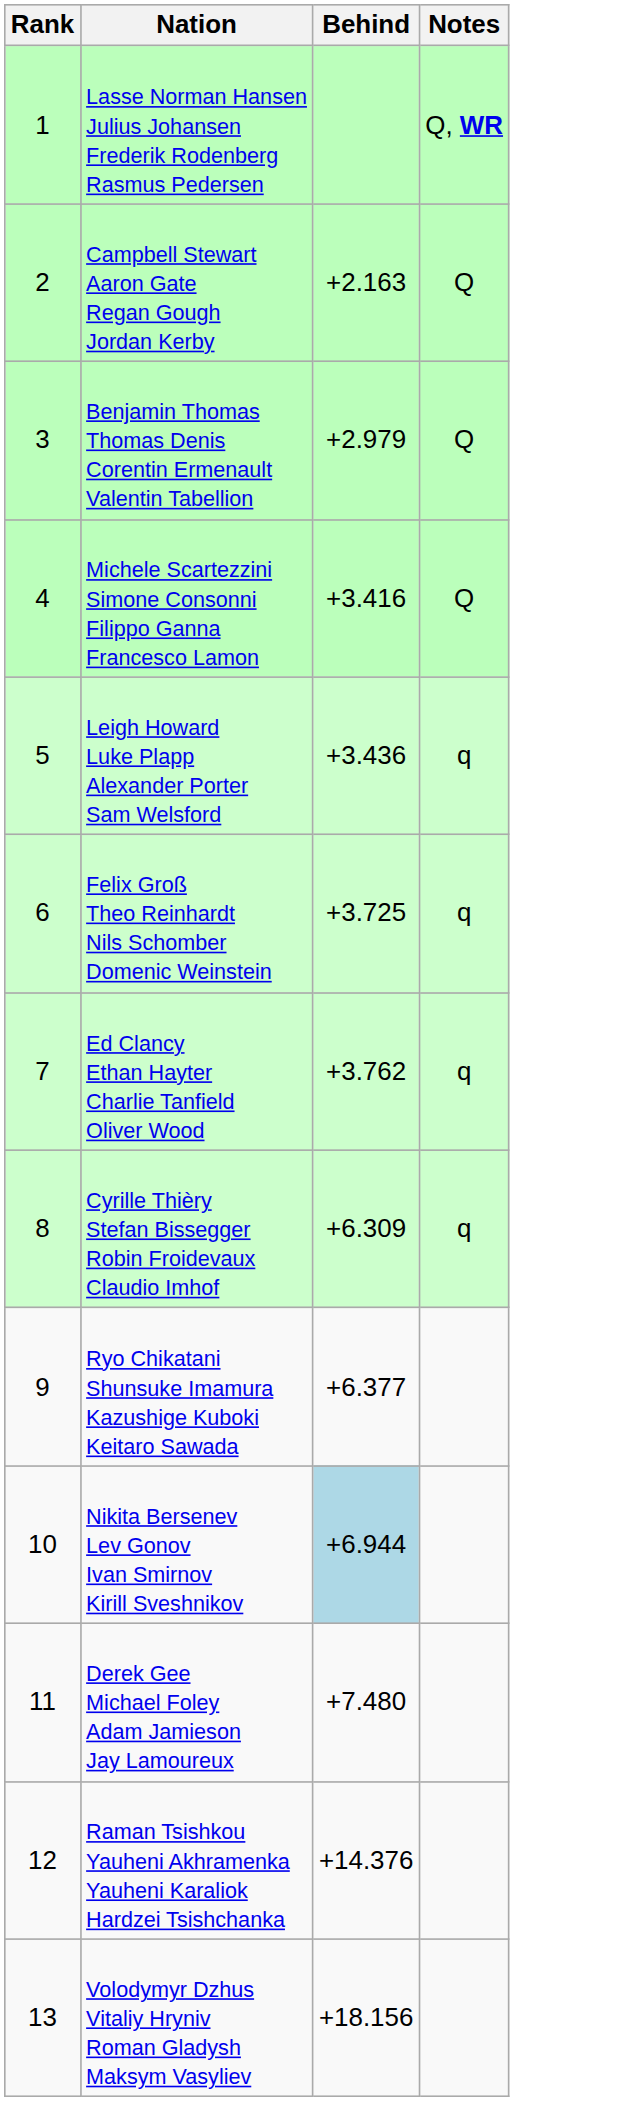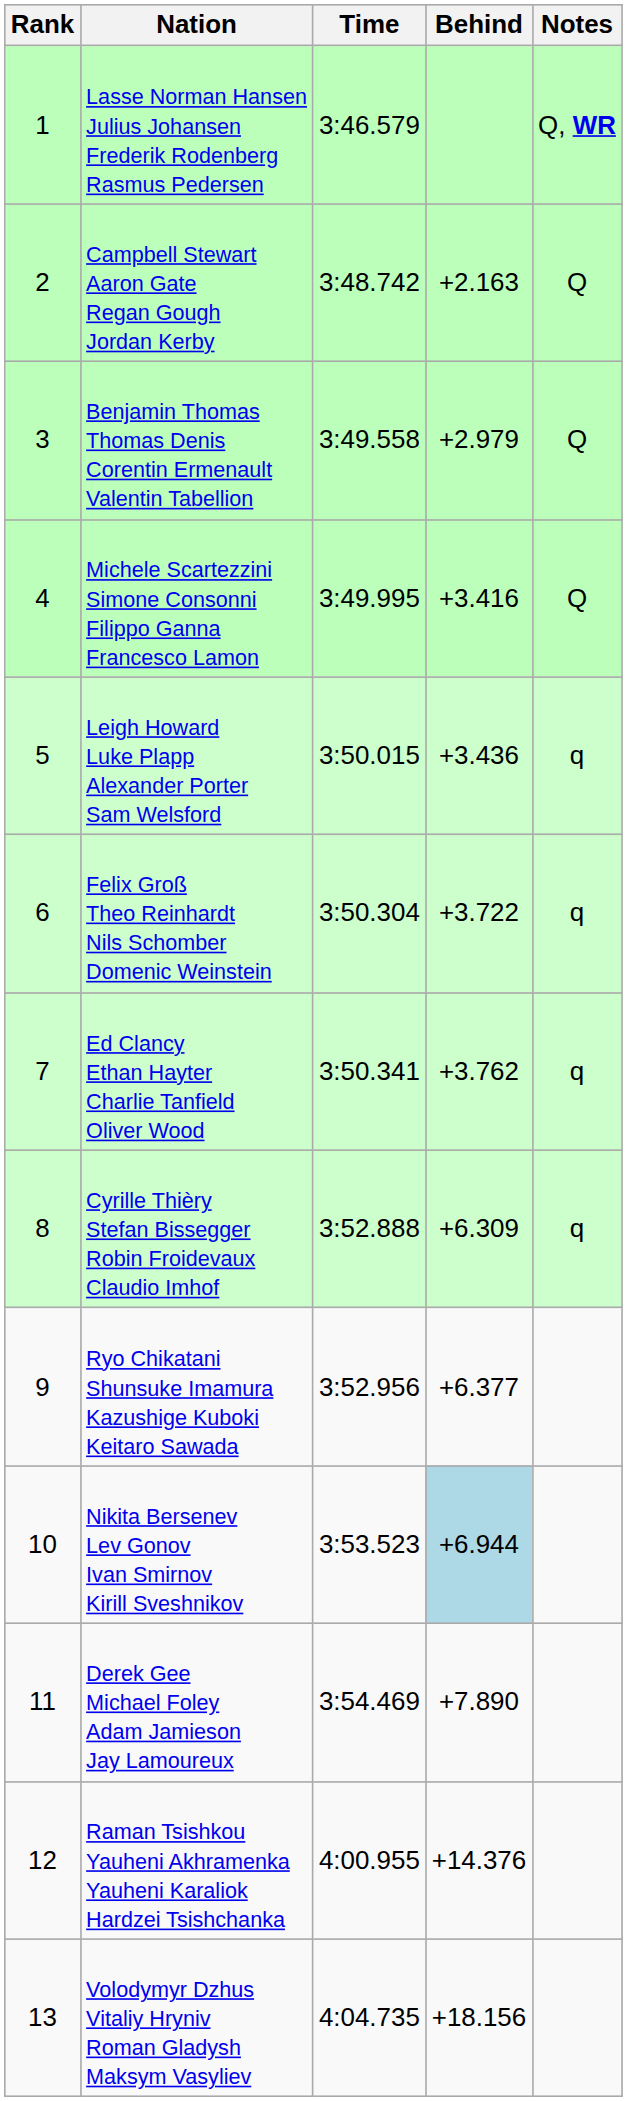+ column: (369, 25)
(366, 913) +3.725 -> (479, 913) +3.722
(366, 1701) +7.480 -> (479, 1701) +7.890
